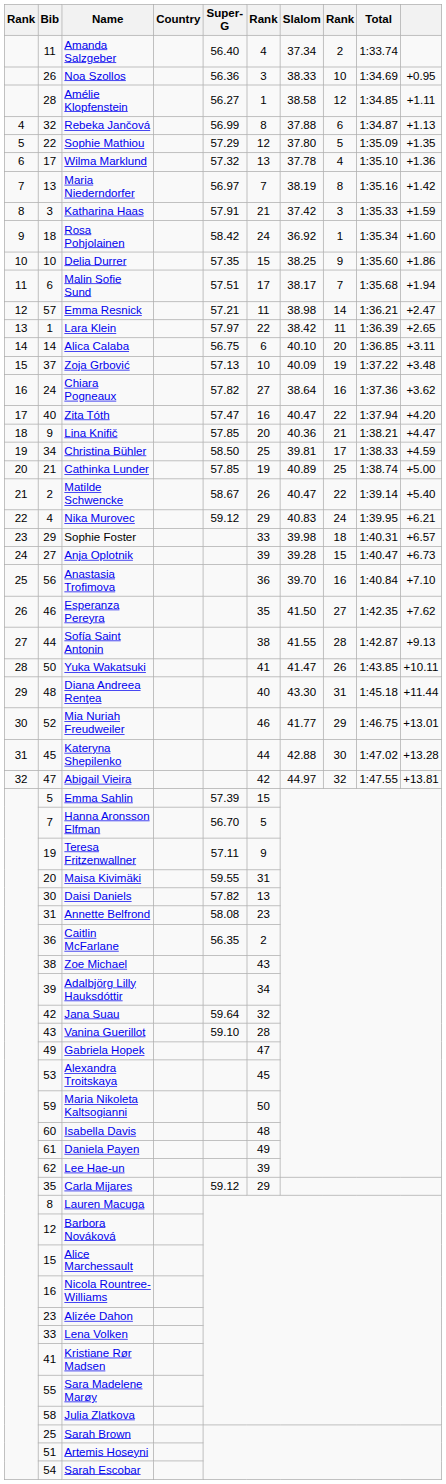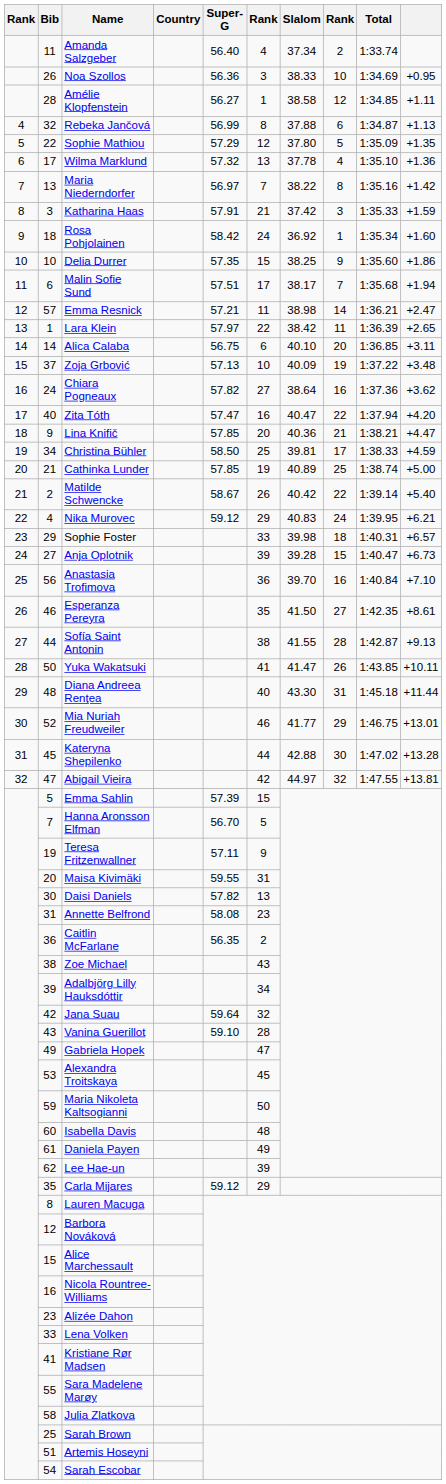(302, 186) 38.19 -> (302, 186) 38.22
(302, 494) 40.47 -> (302, 494) 40.42
(421, 611) +7.62 -> (421, 611) +8.61
